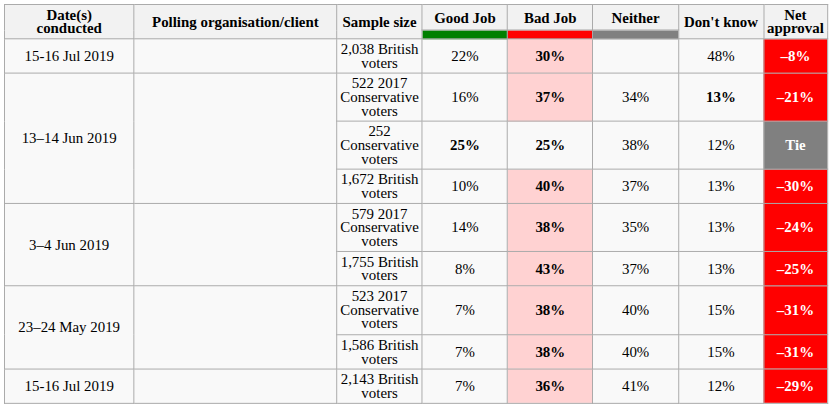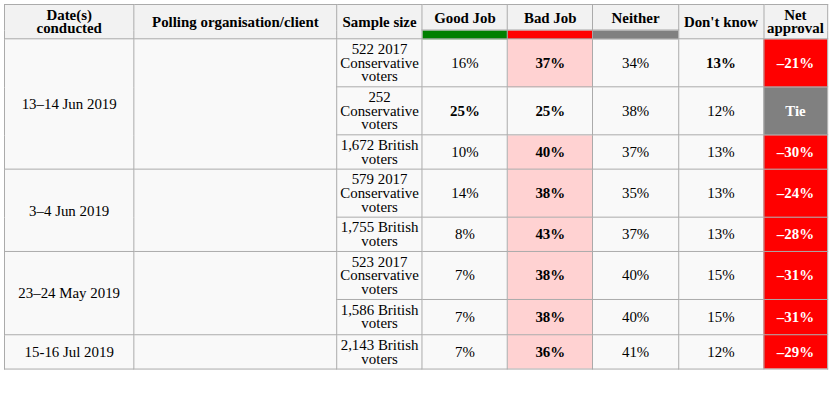- row: (380, 56)
(795, 269) –25% -> (795, 234) –28%
